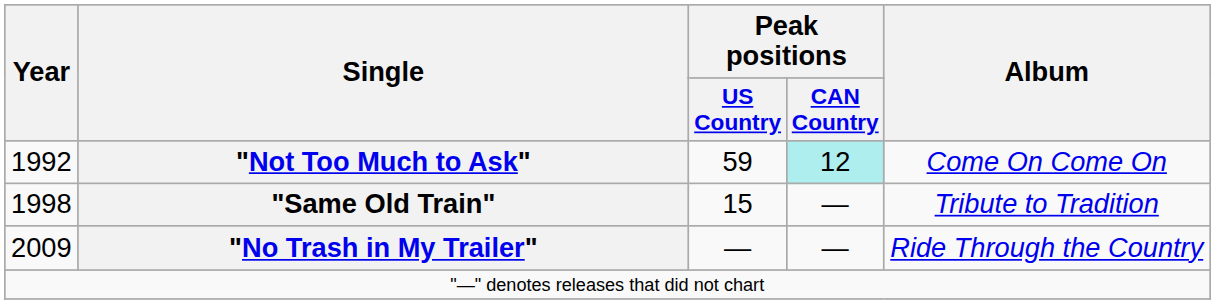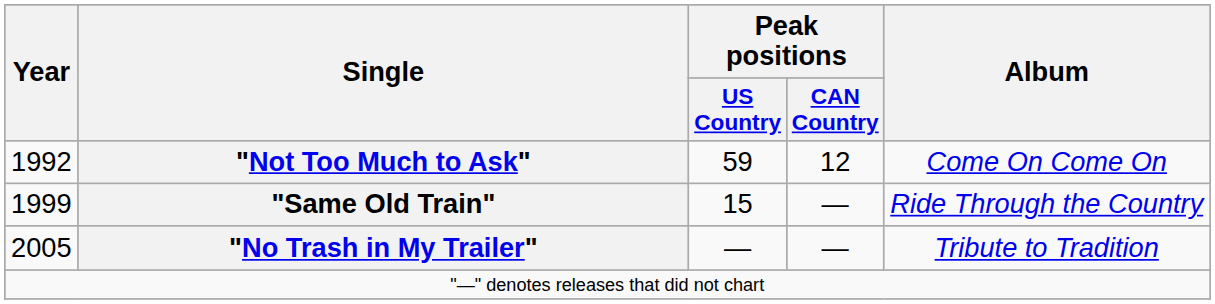(835, 161) paleturquoise background -> (835, 161) no background
(41, 204) 1998 -> (41, 204) 1999
(1047, 204) Tribute to Tradition -> (1047, 204) Ride Through the Country
(41, 247) 2009 -> (41, 247) 2005
(1047, 247) Ride Through the Country -> (1047, 247) Tribute to Tradition
